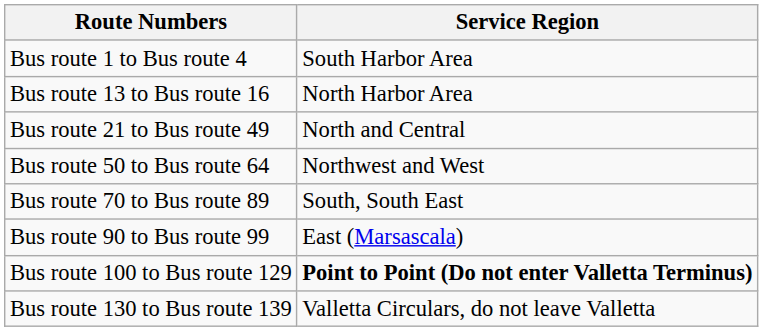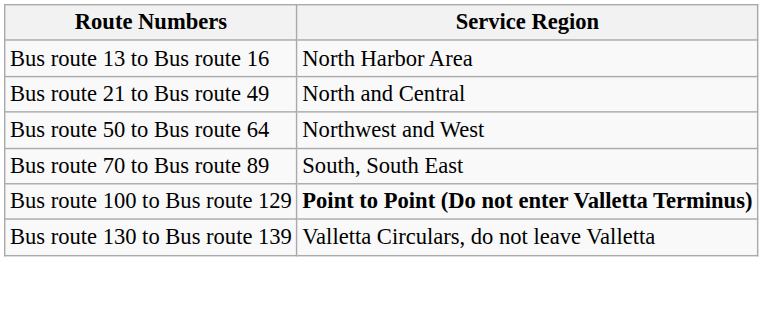- row: (128, 58)
- row: (140, 237)
